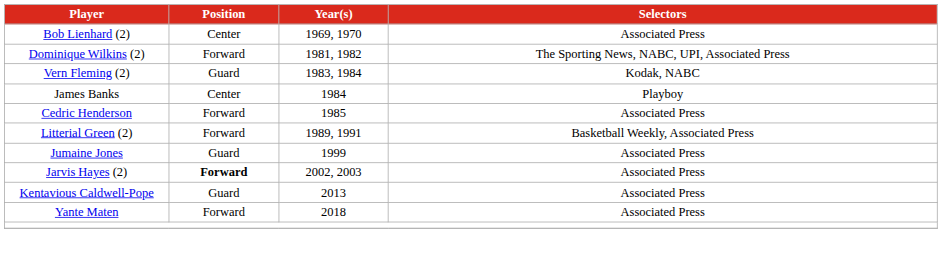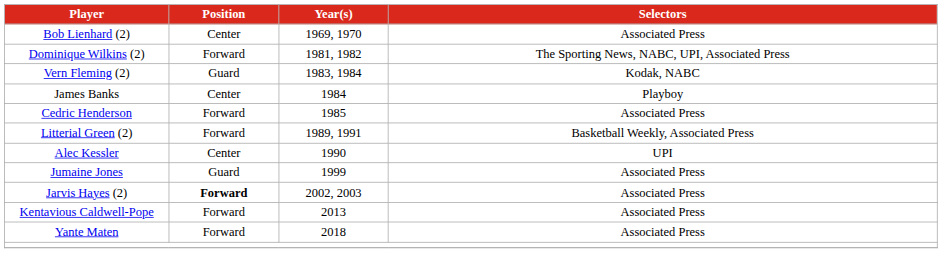+ row: (87, 152)
(224, 192) Guard -> (224, 212) Forward
